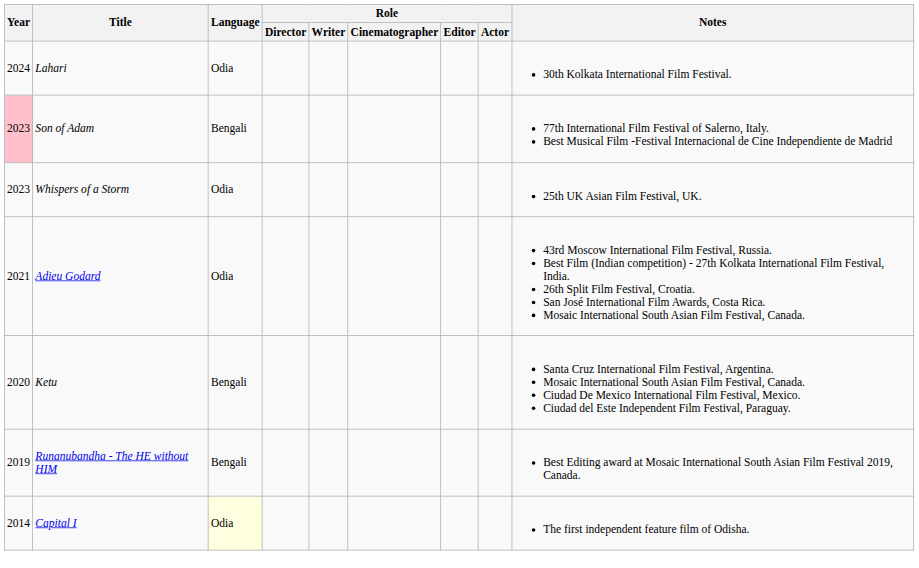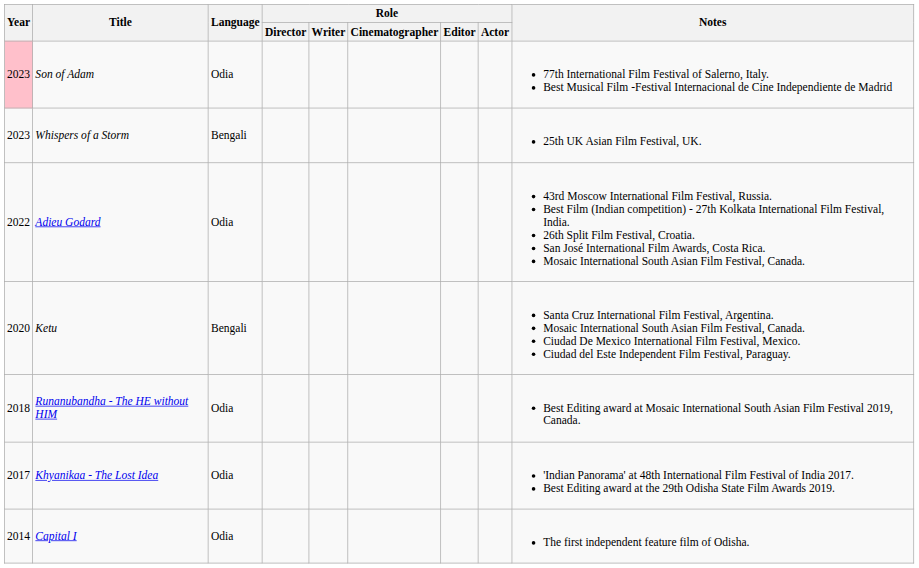- row: (51, 68)
(229, 128) Bengali -> (222, 74) Odia
(222, 189) Odia -> (229, 135) Bengali
(19, 276) 2021 -> (19, 222) 2022
(19, 462) 2019 -> (19, 408) 2018
(229, 462) Bengali -> (222, 408) Odia
+ row: (97, 475)
(222, 523) lightyellow background -> (222, 536) no background
